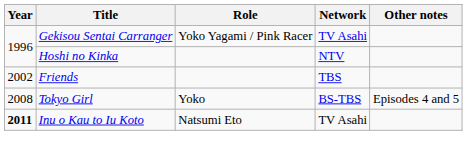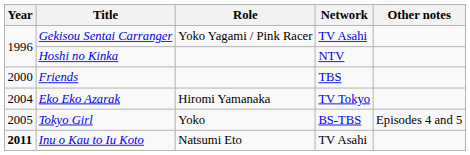(20, 78) 2002 -> (20, 78) 2000
+ row: (79, 98)
(20, 98) 2008 -> (20, 119) 2005
